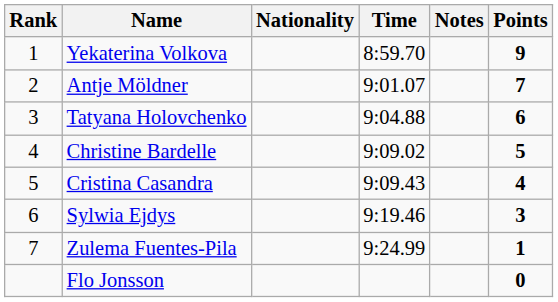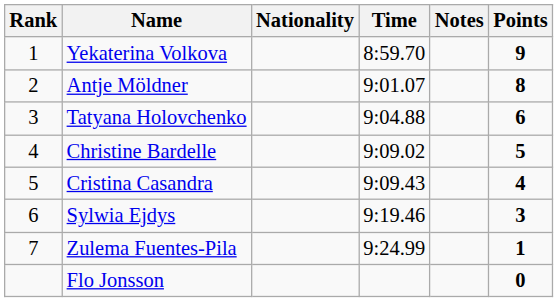(520, 85) 7 -> (520, 85) 8
